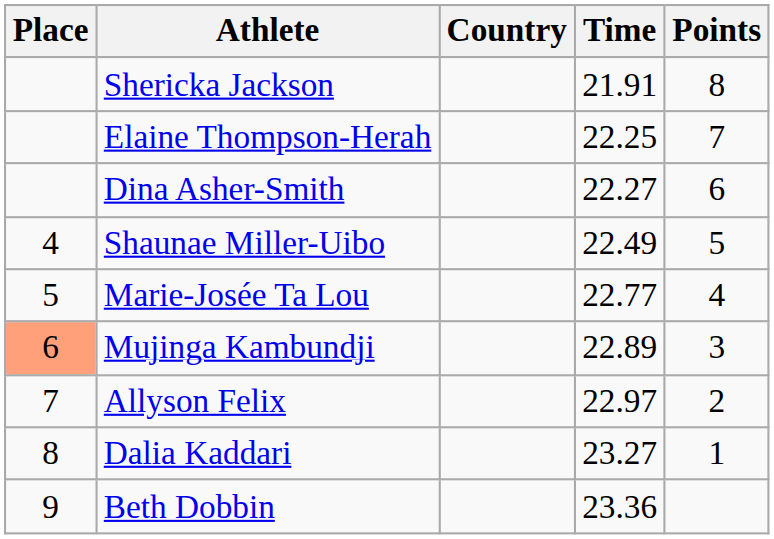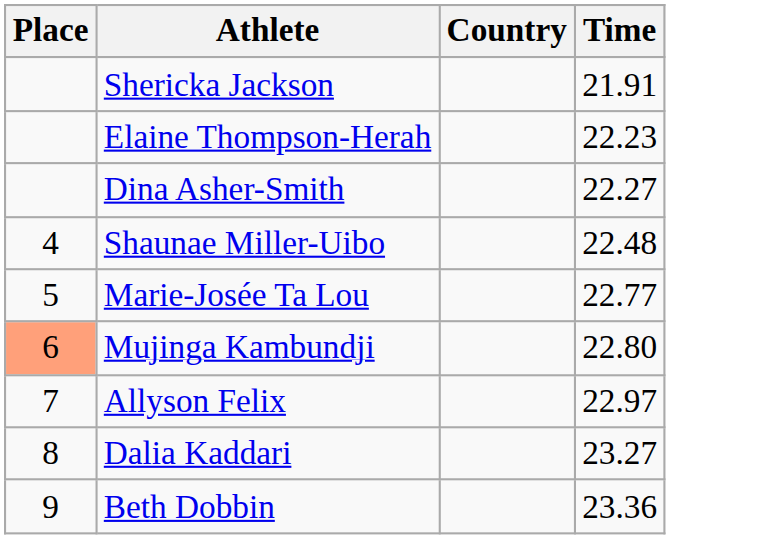- column: (717, 30)
(620, 136) 22.25 -> (620, 136) 22.23
(620, 242) 22.49 -> (620, 242) 22.48
(620, 347) 22.89 -> (620, 347) 22.80
